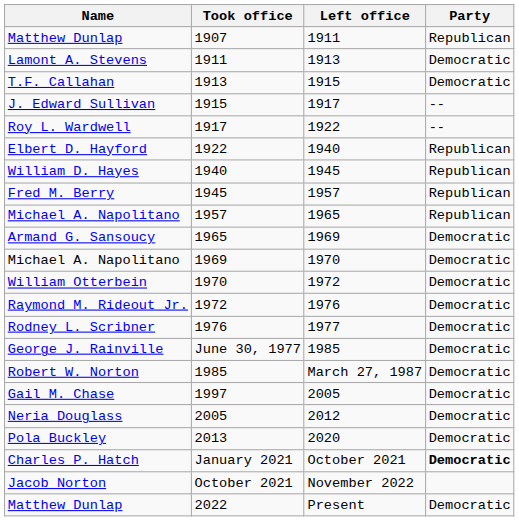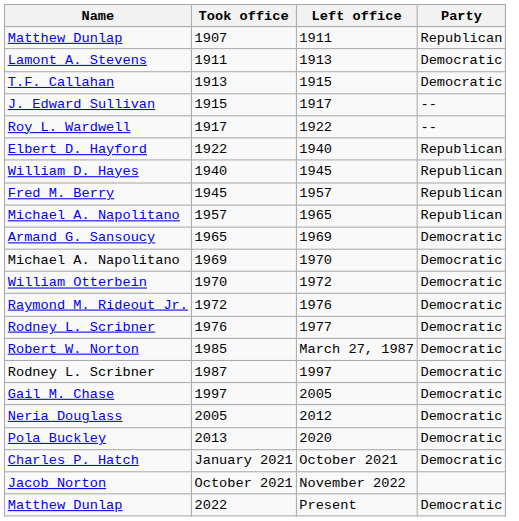- row: (248, 349)
+ row: (211, 372)
(470, 461) bold -> (461, 461) normal
